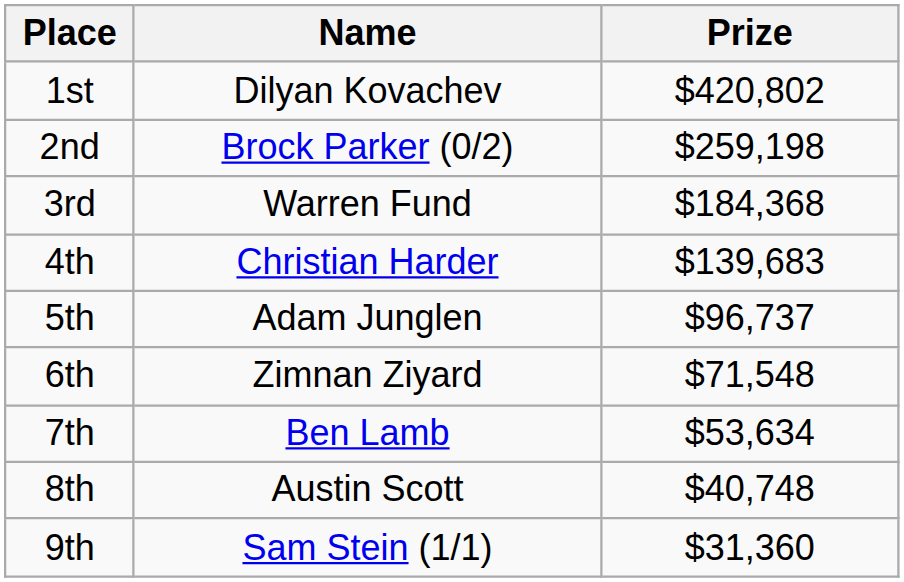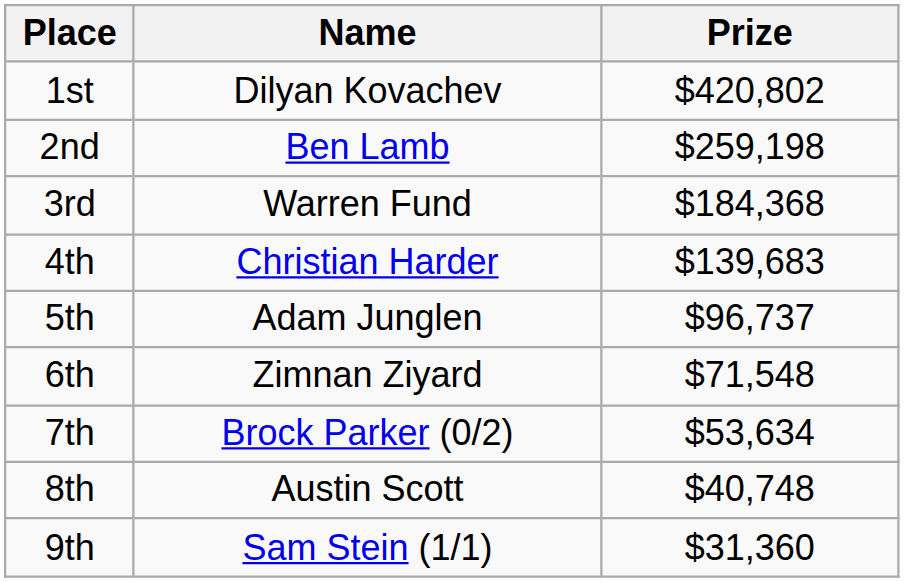(368, 147) Brock Parker (0/2) -> (368, 147) Ben Lamb
(368, 432) Ben Lamb -> (368, 432) Brock Parker (0/2)
